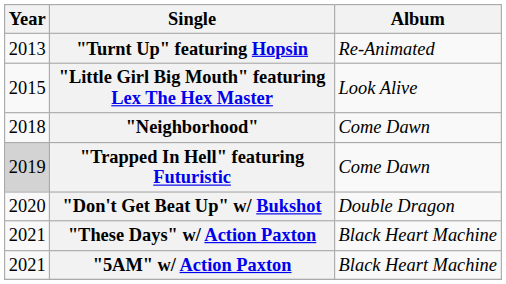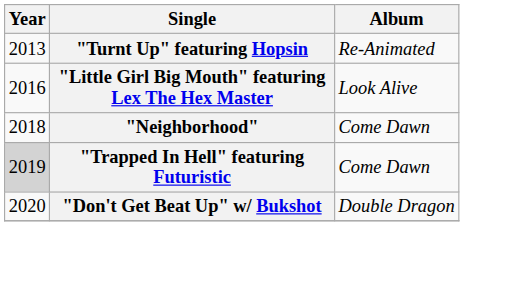(27, 87) 2015 -> (27, 87) 2016
- row: (192, 235)
- row: (192, 264)
